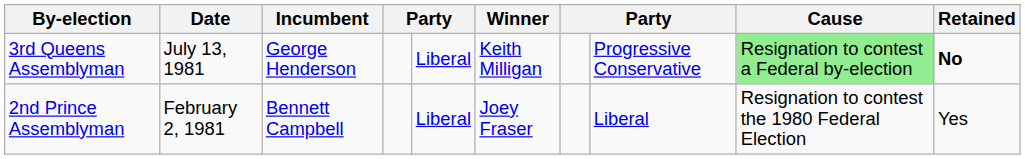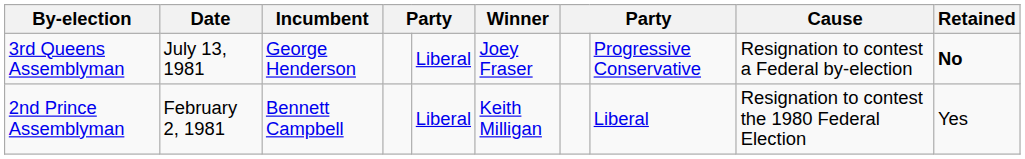(511, 58) Keith Milligan -> (506, 58) Joey Fraser
(832, 58) lightgreen background -> (832, 58) no background
(506, 118) Joey Fraser -> (511, 118) Keith Milligan
